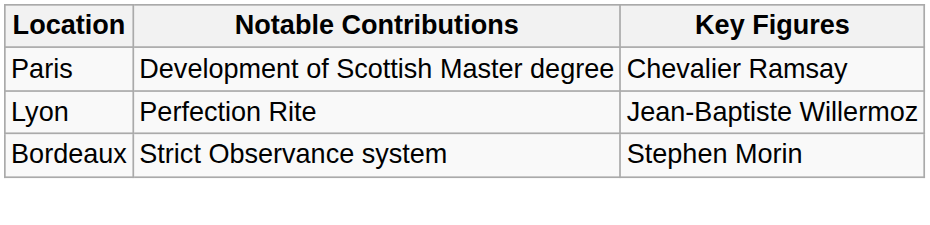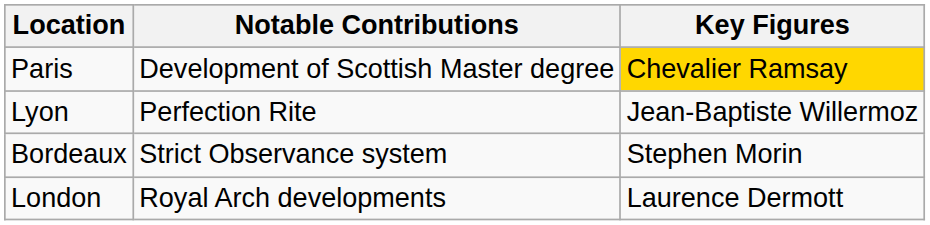(737, 68) no background -> (737, 68) gold background
+ row: (56, 197)
